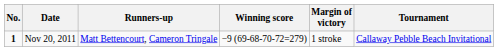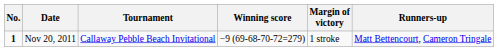columns swapped: (424, 18) <-> (149, 18)
